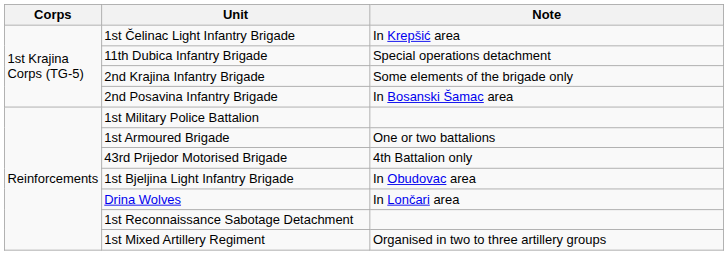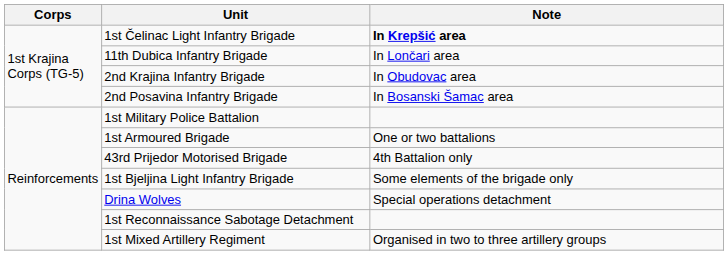(416, 36) normal -> (419, 36) bold
(462, 56) Special operations detachment -> (416, 56) In Lončari area
(473, 77) Some elements of the brigade only -> (424, 77) In Obudovac area
(424, 179) In Obudovac area -> (473, 179) Some elements of the brigade only
(416, 199) In Lončari area -> (462, 199) Special operations detachment
